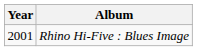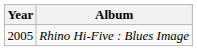(20, 35) 2001 -> (20, 35) 2005
